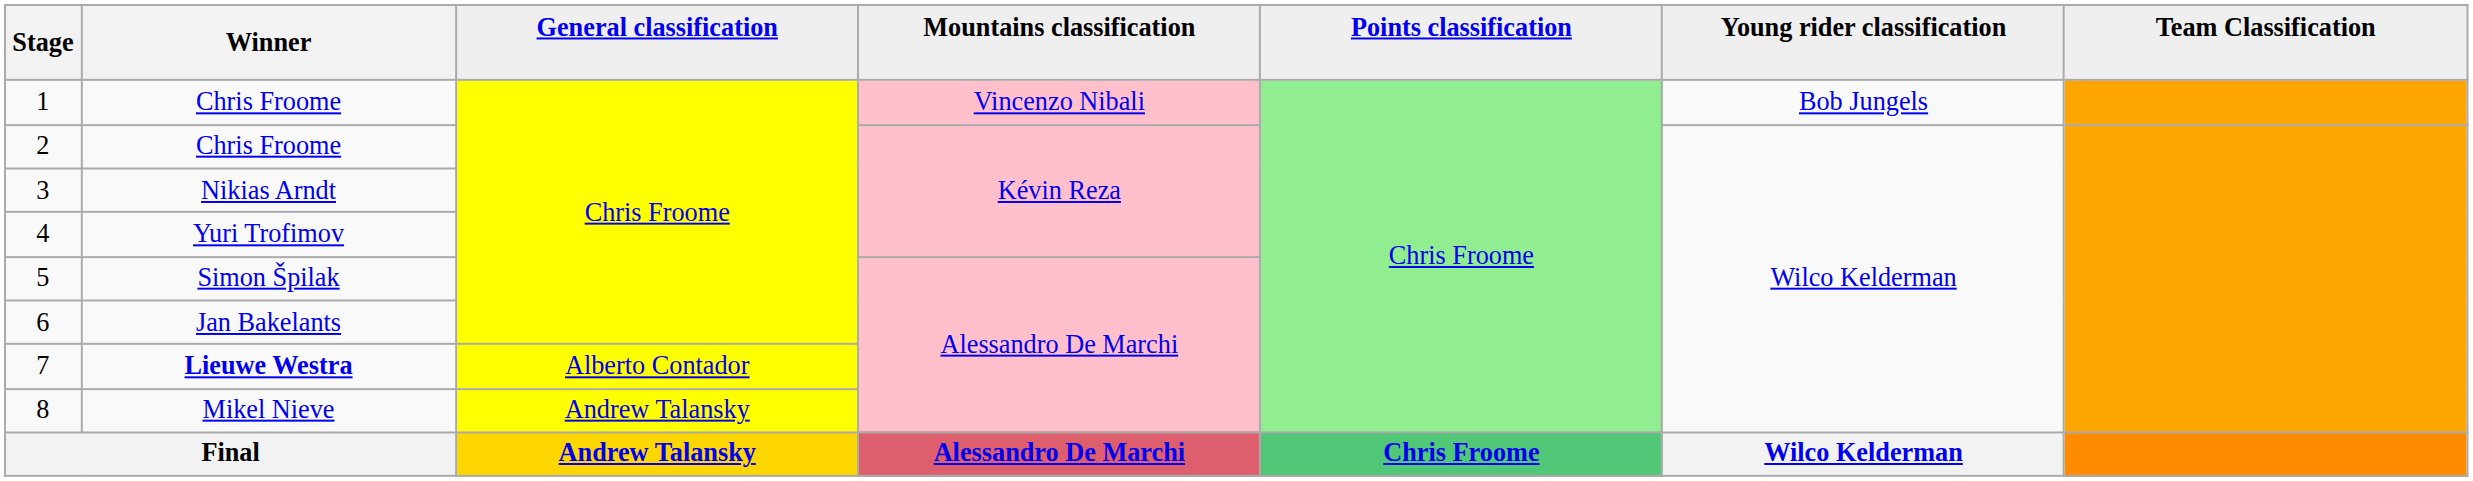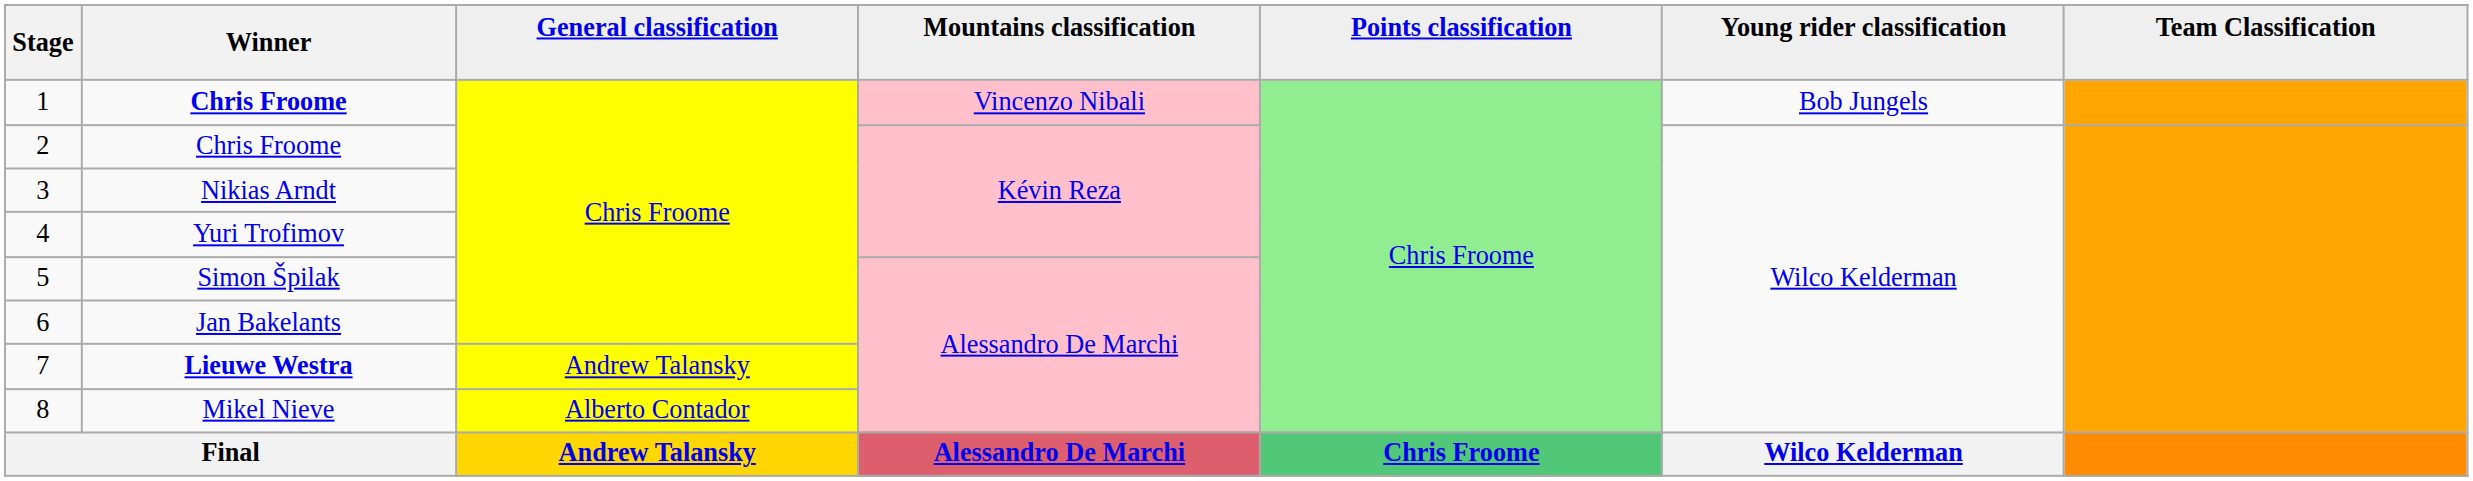(269, 102) normal -> (269, 102) bold
(657, 366) Alberto Contador -> (657, 366) Andrew Talansky
(657, 409) Andrew Talansky -> (657, 409) Alberto Contador
